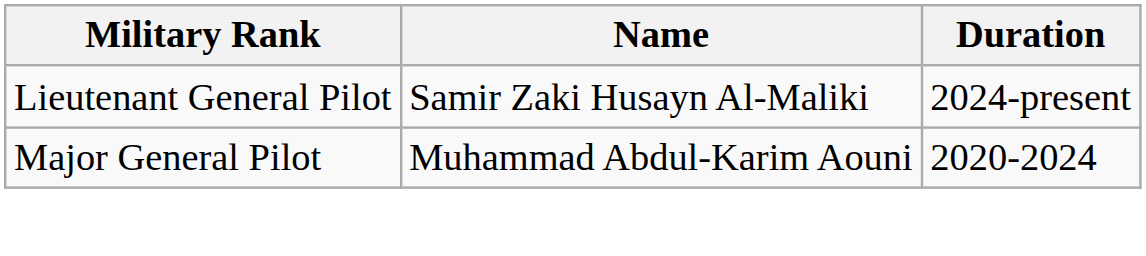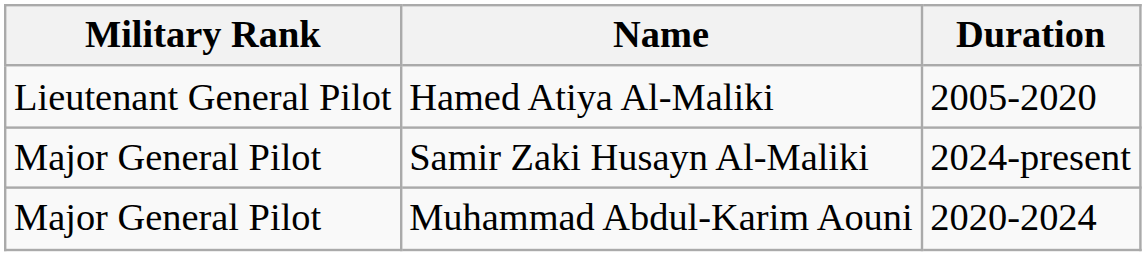+ row: (592, 95)
(203, 95) Lieutenant General Pilot -> (168, 156) Major General Pilot
